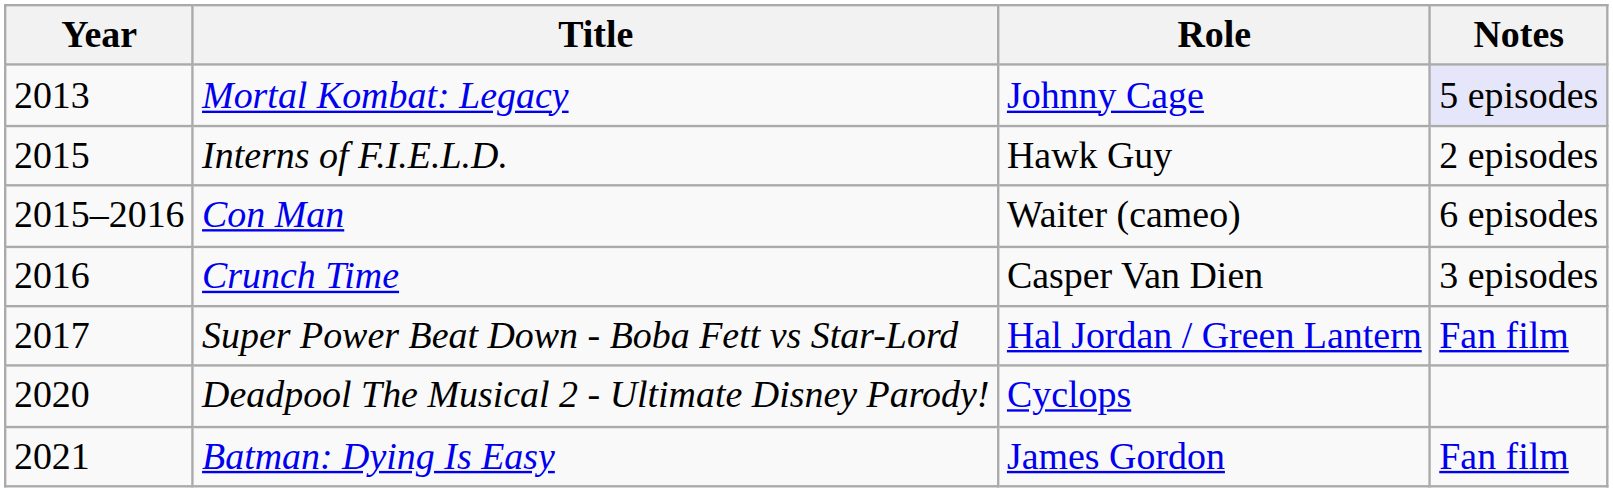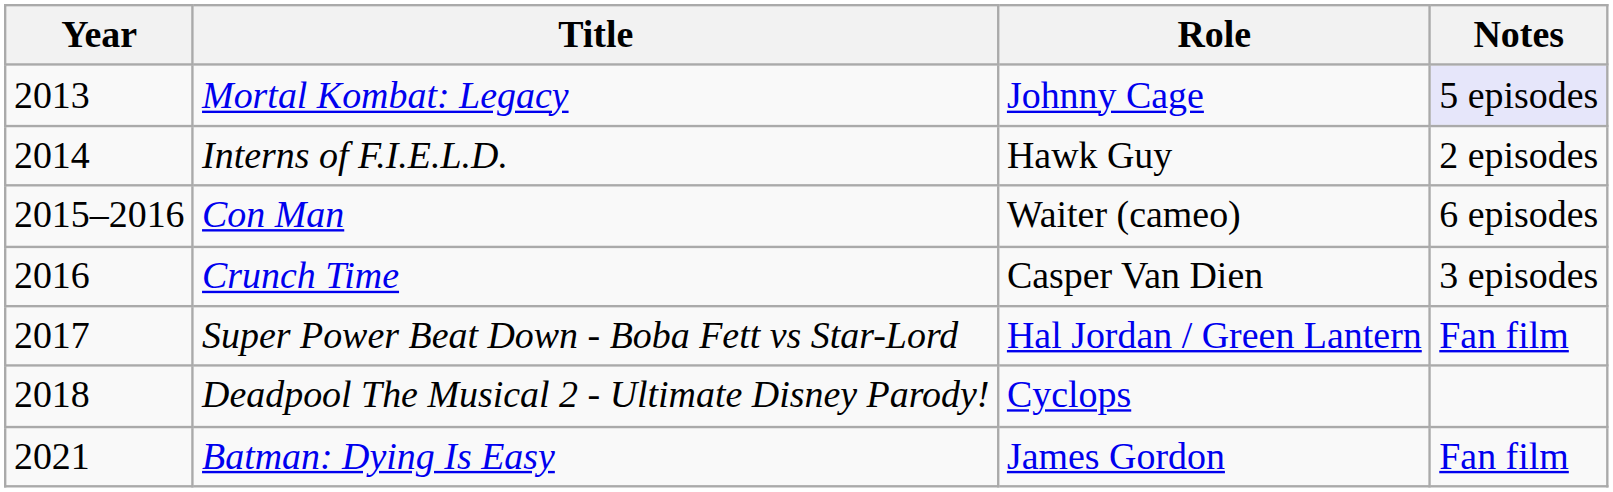(52, 154) 2015 -> (52, 154) 2014
(52, 395) 2020 -> (52, 395) 2018
